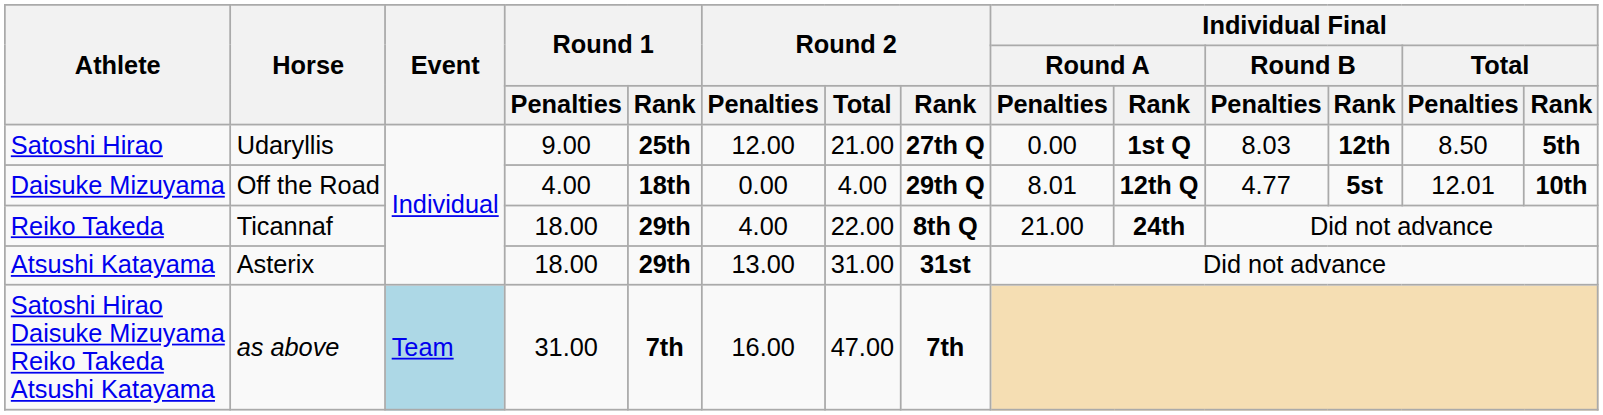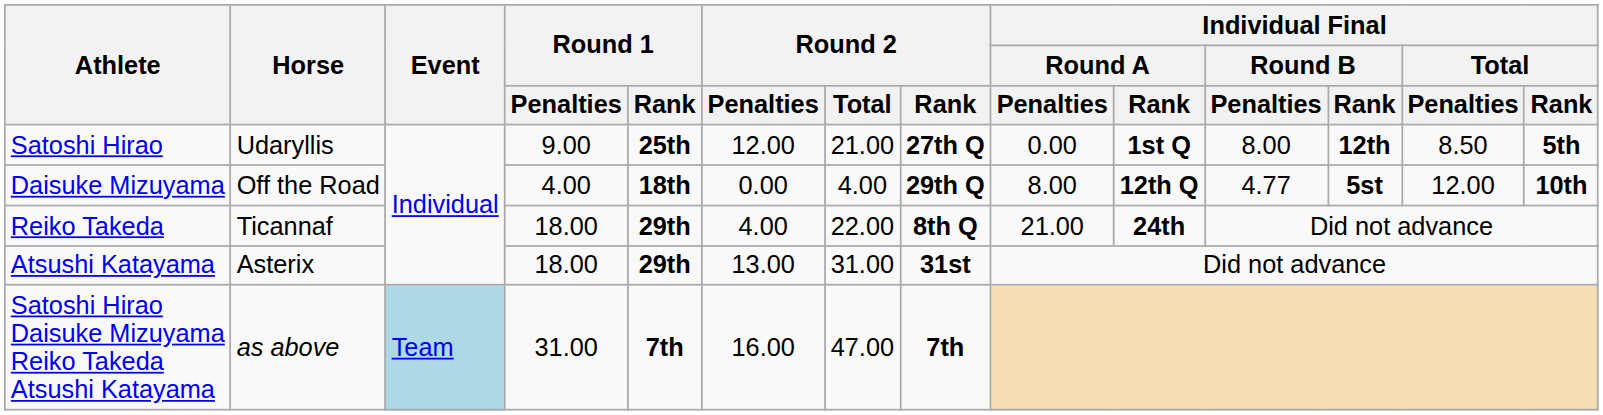(1266, 145) 8.03 -> (1266, 145) 8.00
(1052, 185) 8.01 -> (1052, 185) 8.00
(1463, 185) 12.01 -> (1463, 185) 12.00
